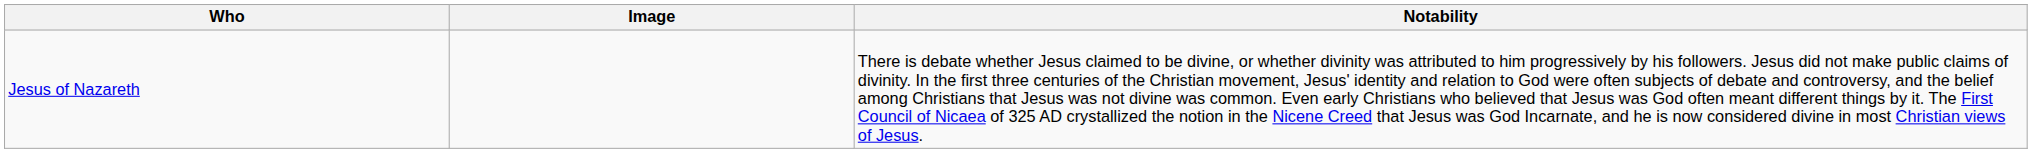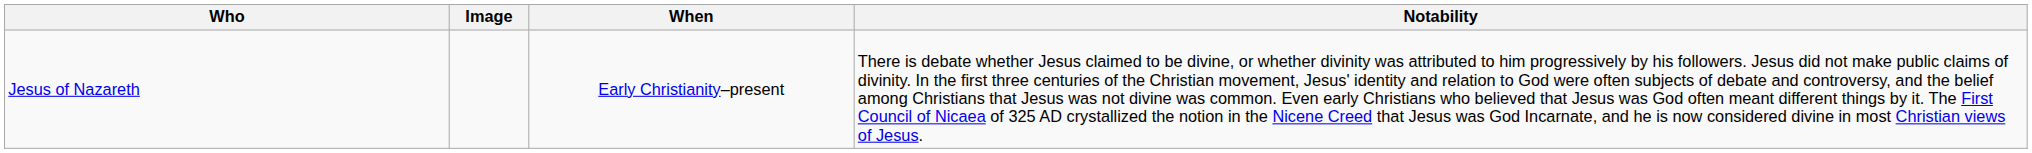+ column: (691, 17)
